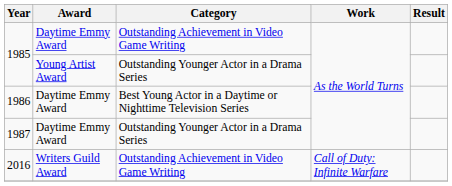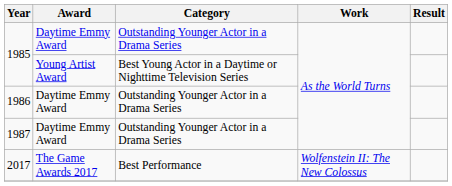(201, 38) Outstanding Achievement in Video Game Writing -> (192, 38) Outstanding Younger Actor in a Drama Series
(210, 70) Outstanding Younger Actor in a Drama Series -> (198, 70) Best Young Actor in a Daytime or Nighttime Television Series
(198, 102) Best Young Actor in a Daytime or Nighttime Television Series -> (192, 102) Outstanding Younger Actor in a Drama Series
- row: (19, 165)
+ row: (19, 165)
